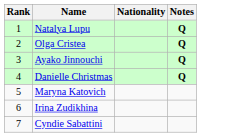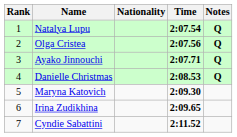+ column: (185, 12)
